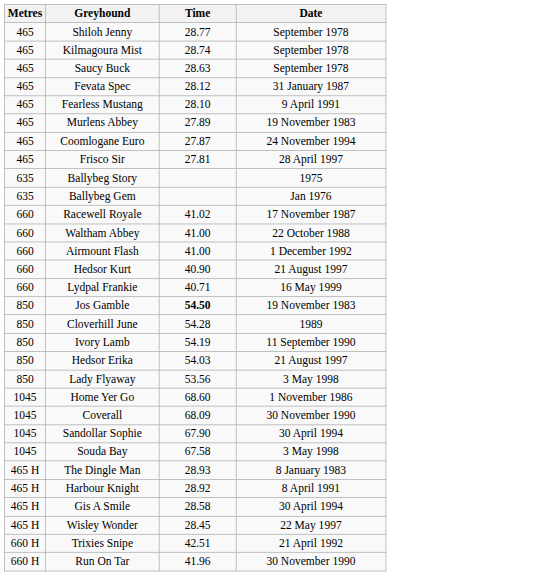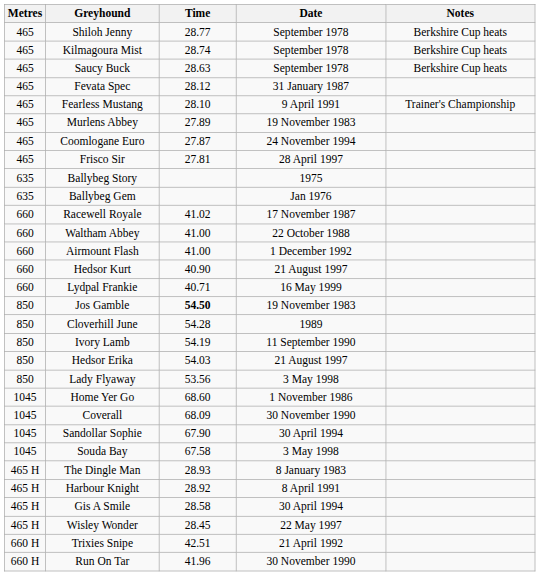+ column: (460, 13)
